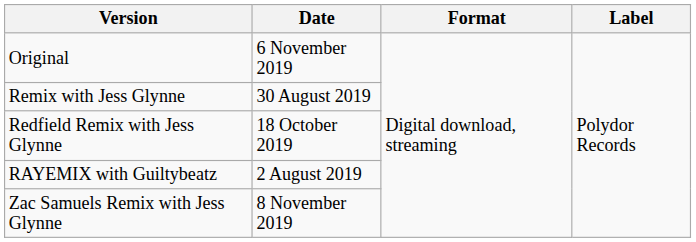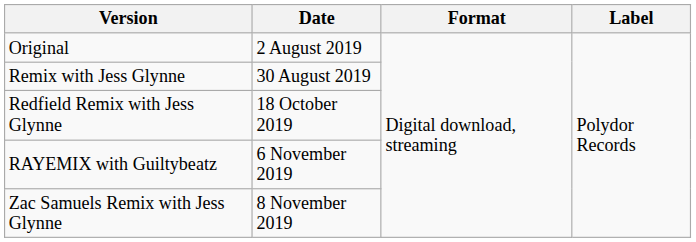(301, 57) 6 November 2019 -> (309, 47) 2 August 2019
(309, 174) 2 August 2019 -> (301, 164) 6 November 2019
